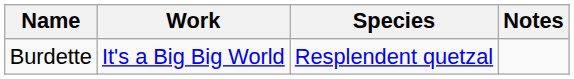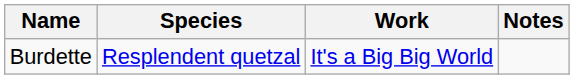columns swapped: (394, 21) <-> (193, 21)
